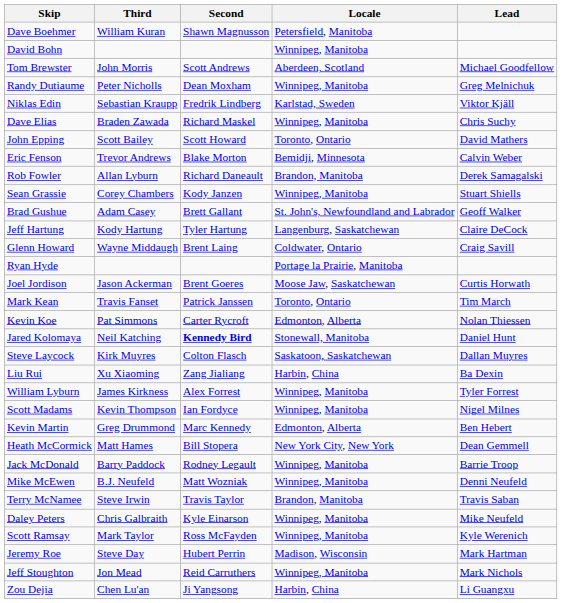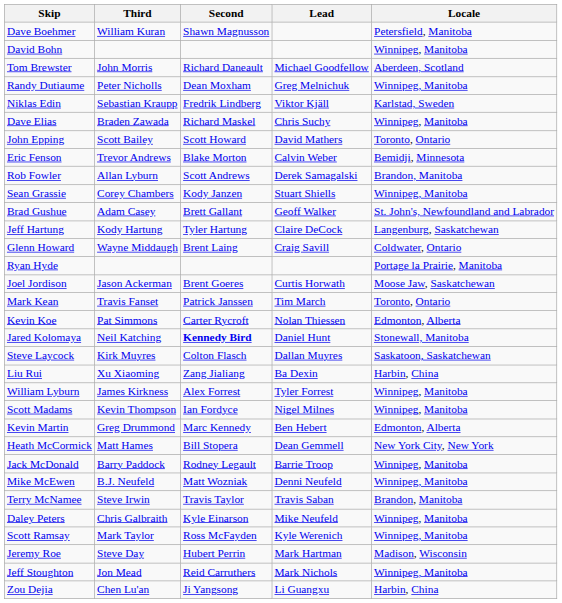columns swapped: (507, 13) <-> (364, 13)
(216, 67) Scott Andrews -> (223, 67) Richard Daneault
(223, 175) Richard Daneault -> (216, 175) Scott Andrews
